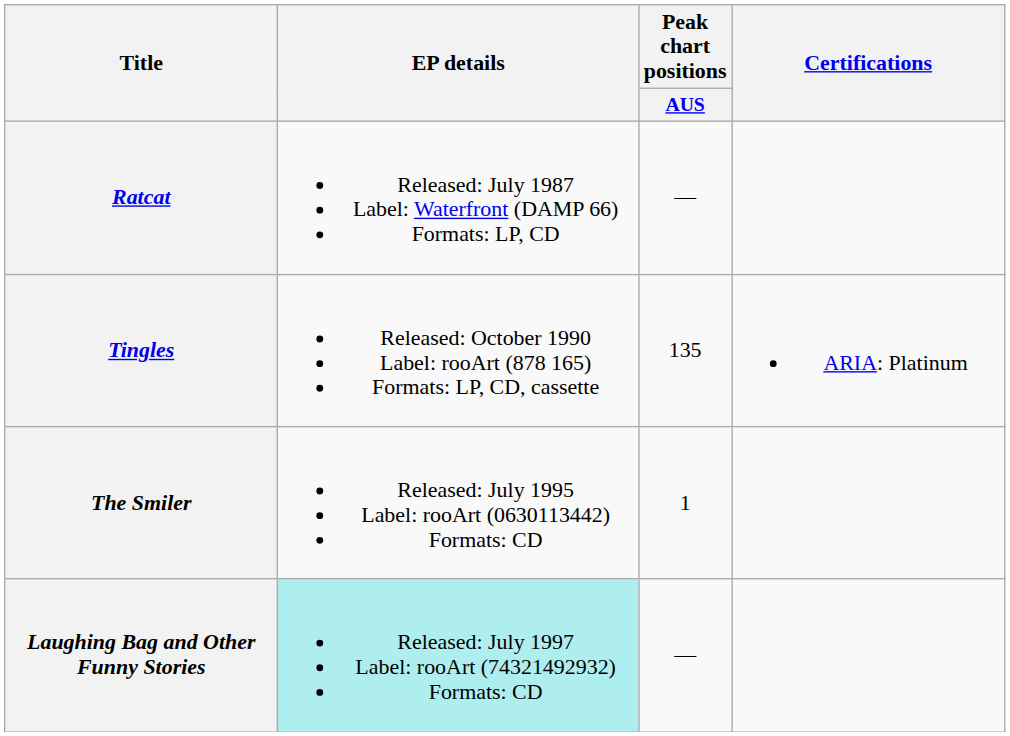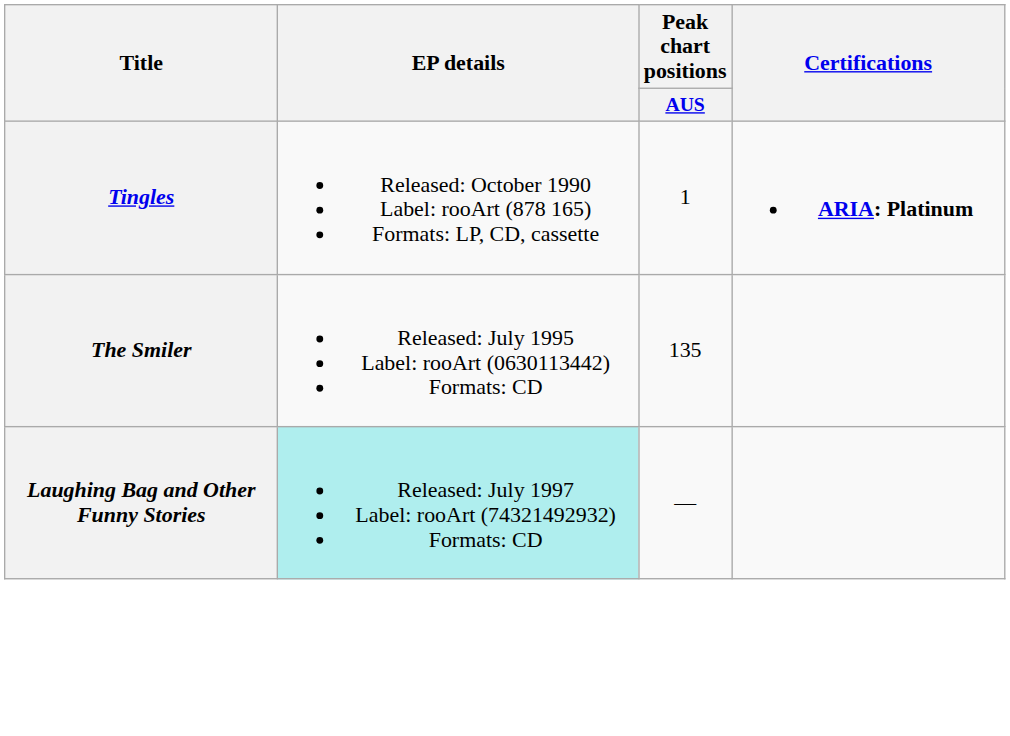- row: (141, 197)
(685, 349) 135 -> (685, 197) 1
(868, 363) normal -> (868, 210) bold
(685, 502) 1 -> (685, 349) 135
